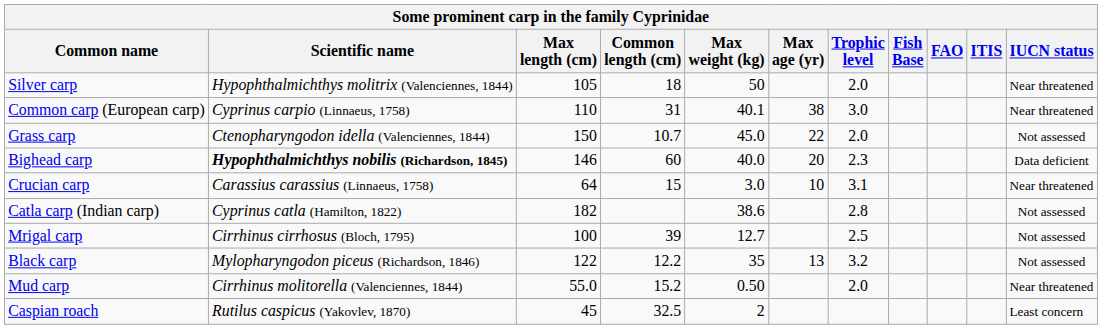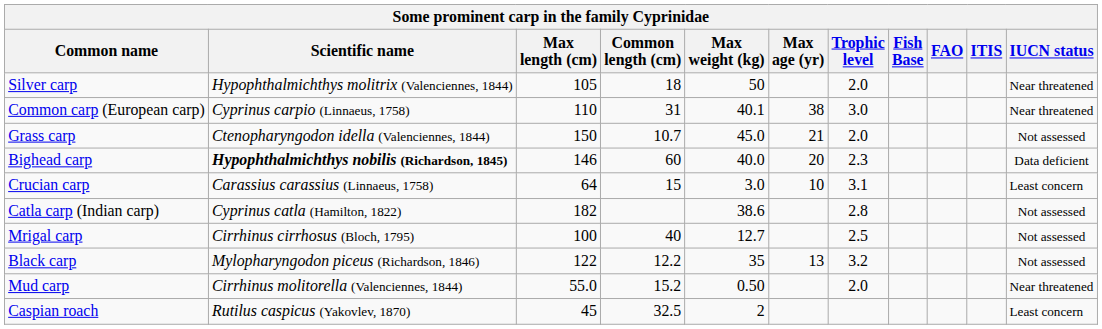(816, 135) 22 -> (816, 135) 21
(1051, 186) Near threatened -> (1046, 186) Least concern
(673, 235) 39 -> (673, 235) 40
